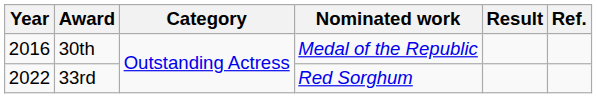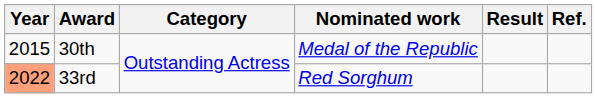(30, 48) 2016 -> (30, 48) 2015
(30, 78) no background -> (30, 78) lightsalmon background
